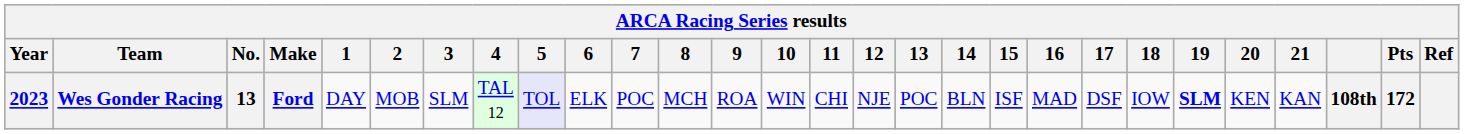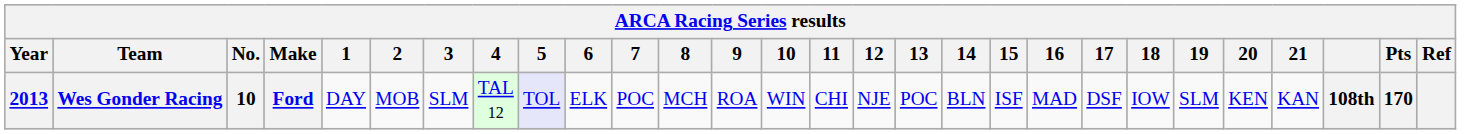(29, 100) 2023 -> (29, 100) 2013
(246, 100) 13 -> (246, 100) 10
(1200, 100) bold -> (1199, 100) normal
(1400, 100) 172 -> (1398, 100) 170
